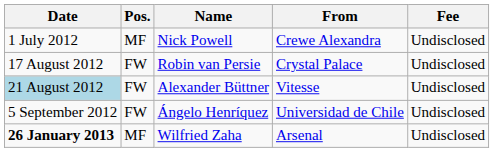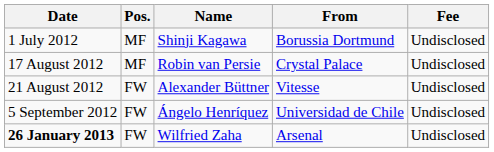+ row: (202, 40)
- row: (195, 40)
(136, 64) FW -> (135, 64) MF
(56, 87) lightblue background -> (56, 87) no background
(135, 135) MF -> (136, 135) FW
